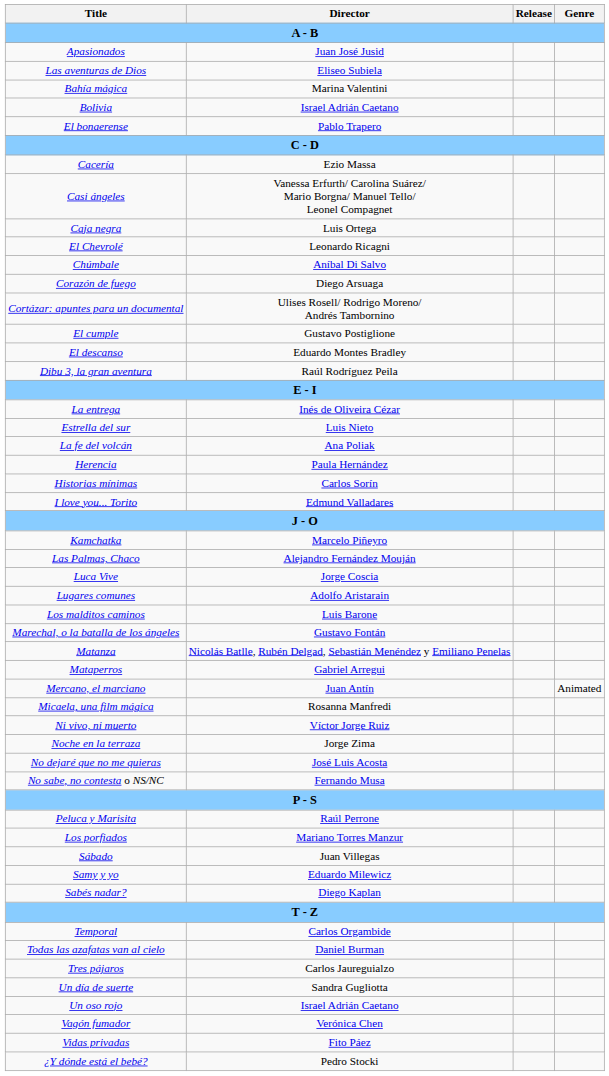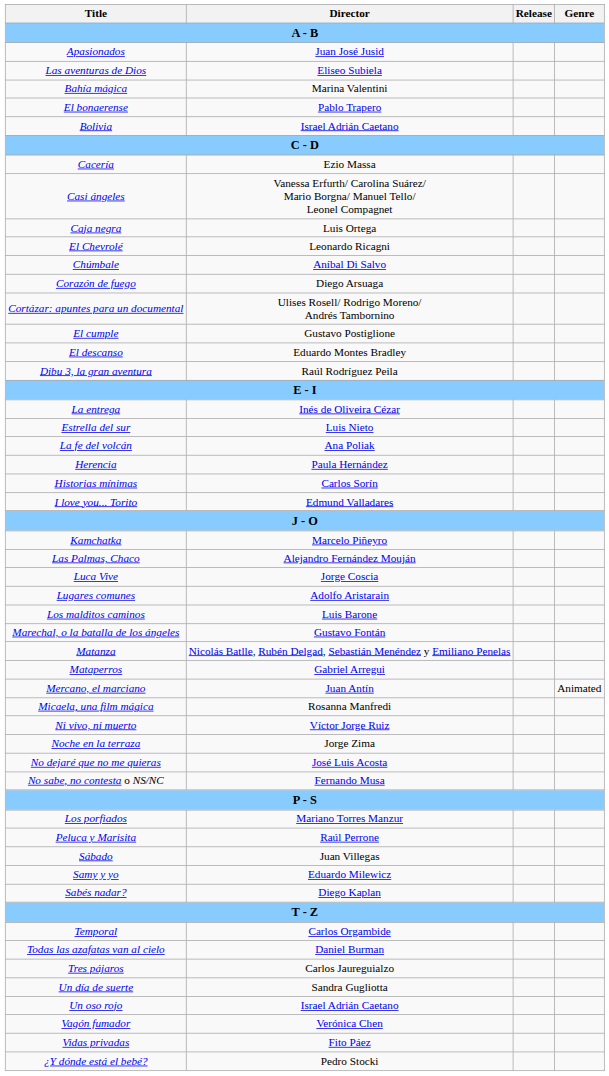rows swapped: (96, 107) <-> (96, 126)
rows swapped: (96, 819) <-> (96, 838)
